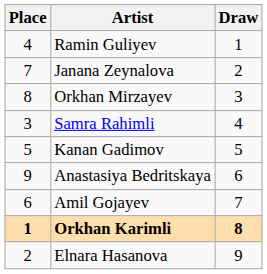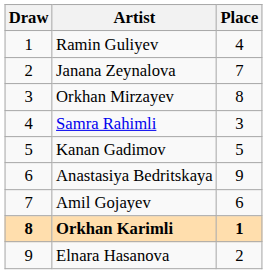columns swapped: (238, 17) <-> (28, 17)
